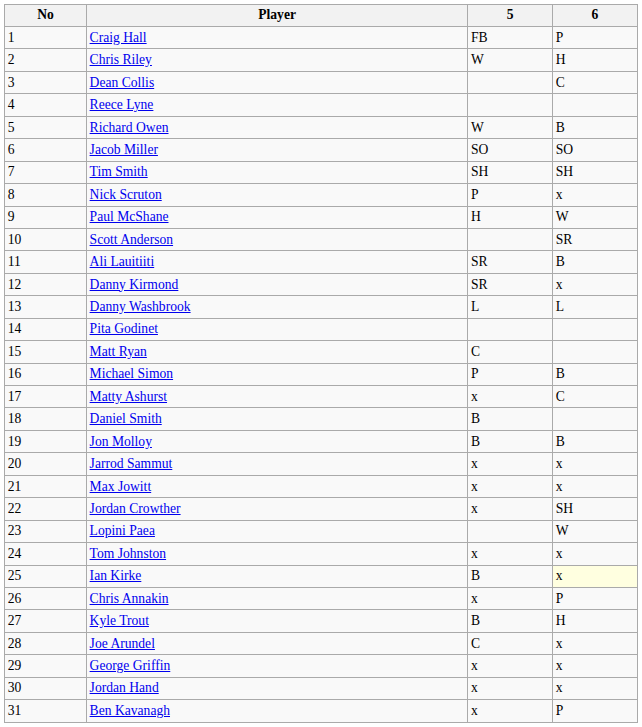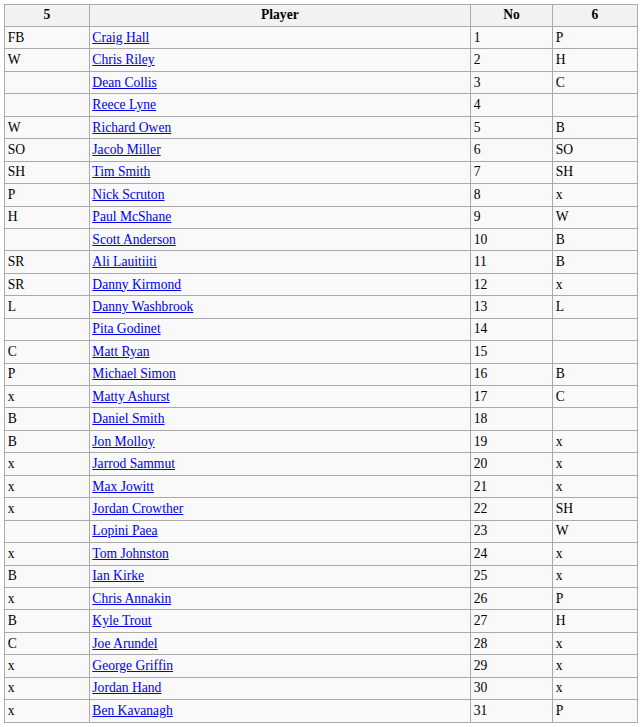columns swapped: (45, 15) <-> (510, 15)
(564, 239) SR -> (560, 239) B
(560, 441) B -> (559, 441) x
(559, 576) lightyellow background -> (559, 576) no background
